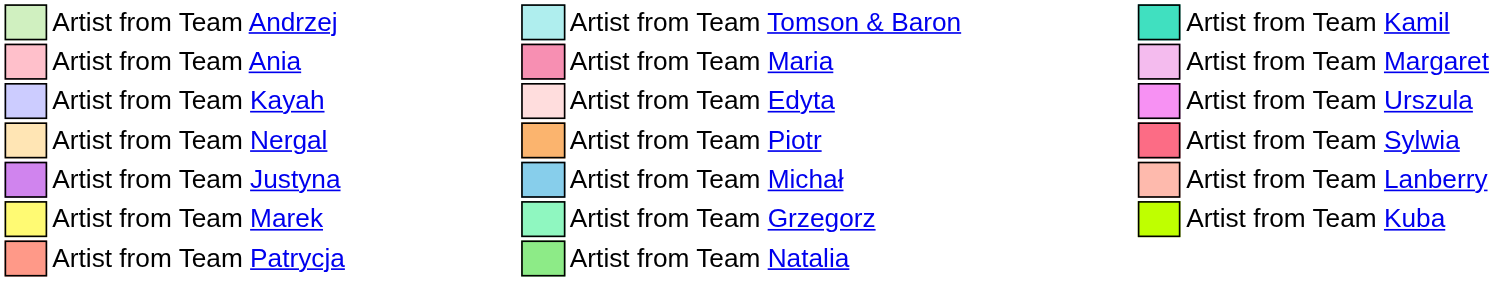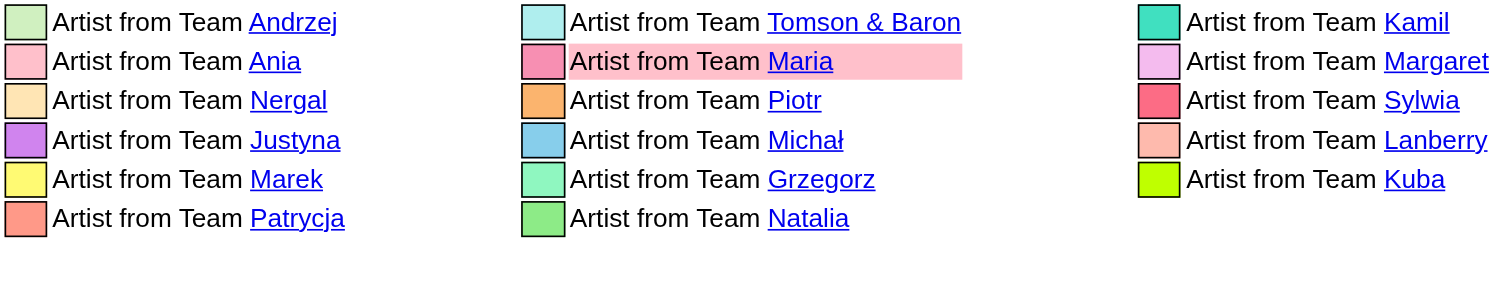(702, 61) no background -> (702, 61) pink background
- row: (188, 100)
